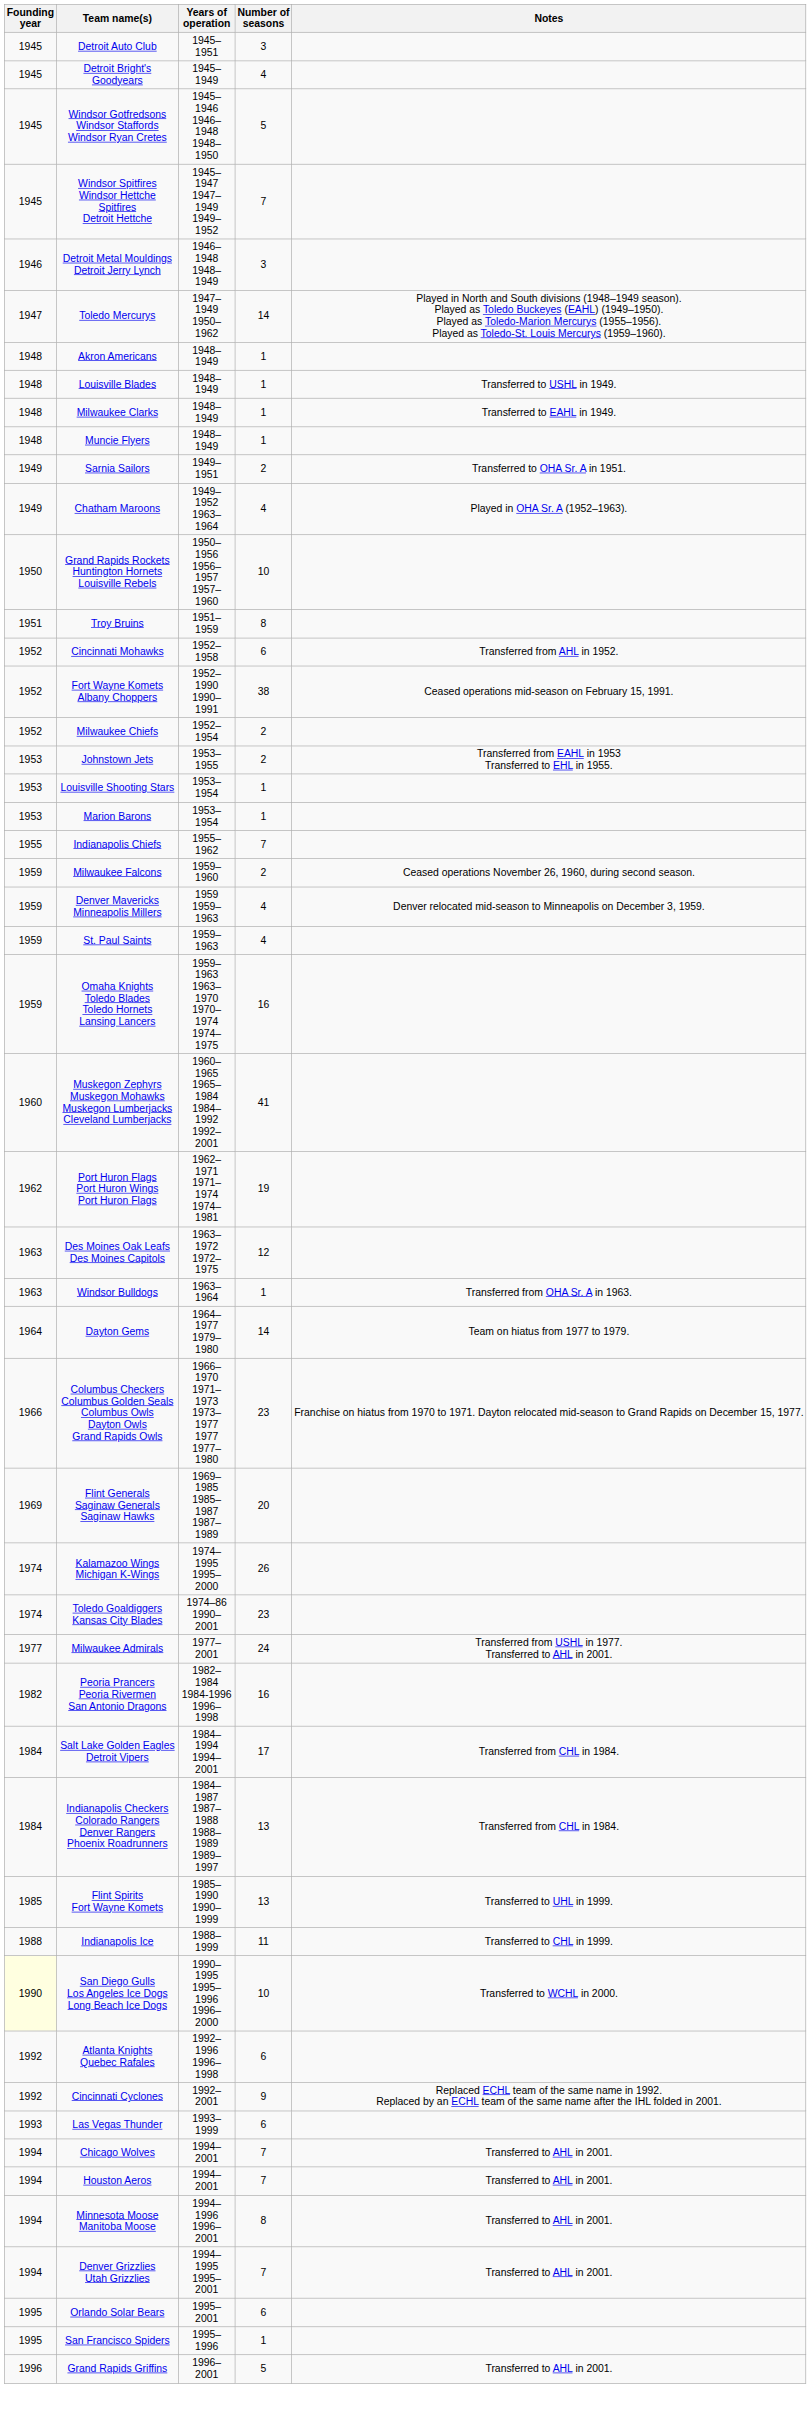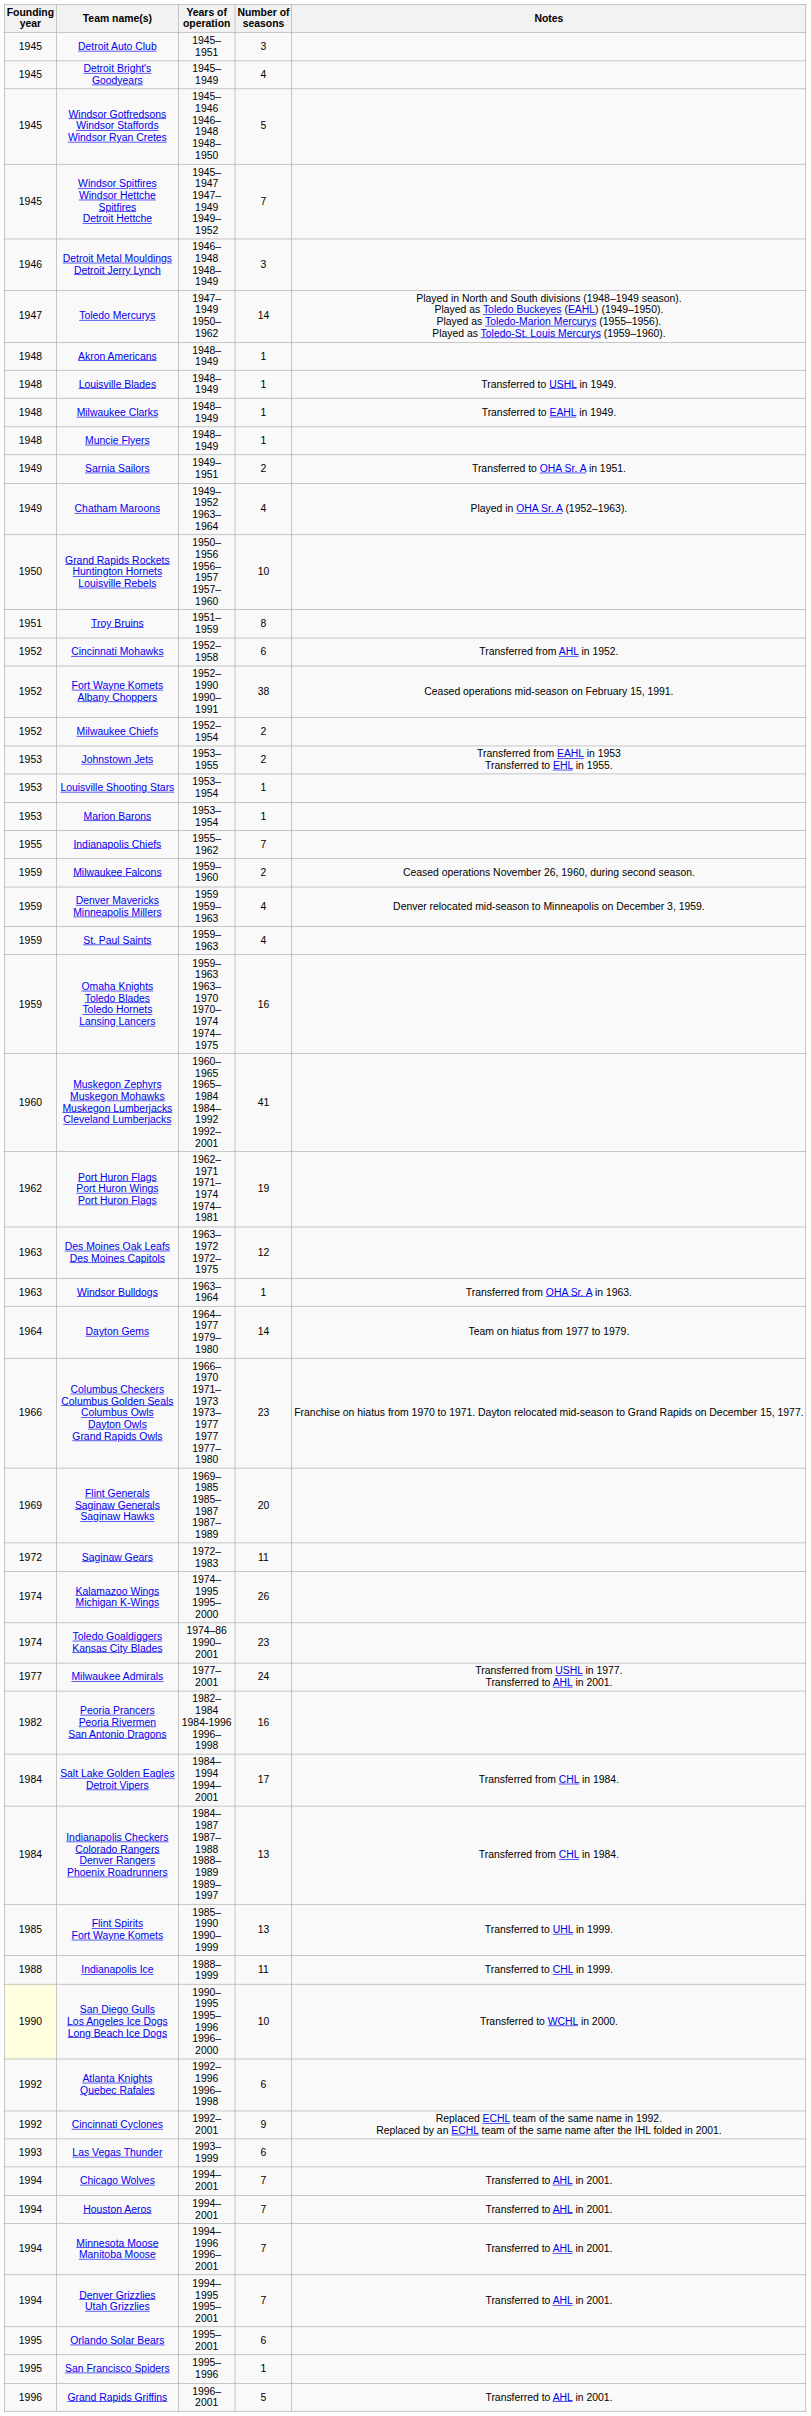+ row: (117, 1557)
(263, 2221) 8 -> (263, 2249) 7
